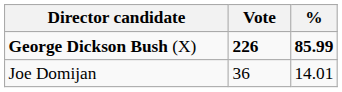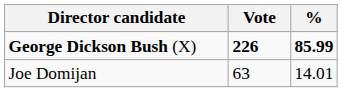(241, 73) 36 -> (241, 73) 63
